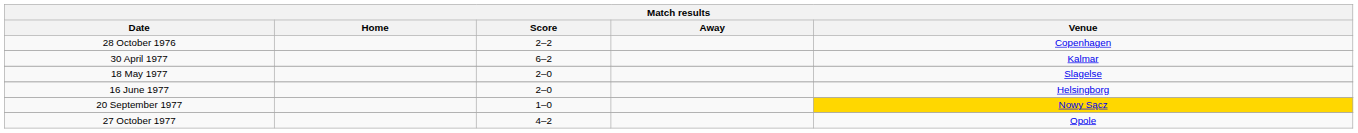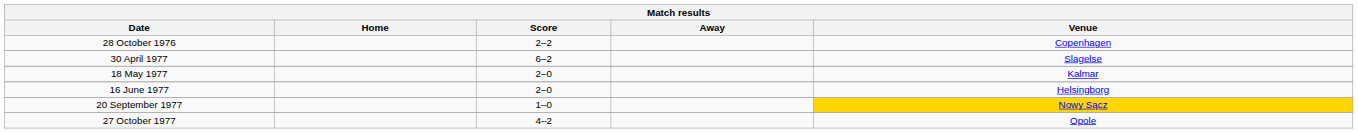(1083, 59) Kalmar -> (1083, 59) Slagelse
(1083, 74) Slagelse -> (1083, 74) Kalmar
